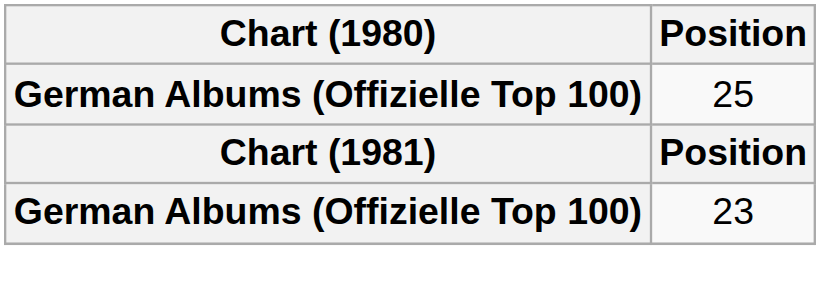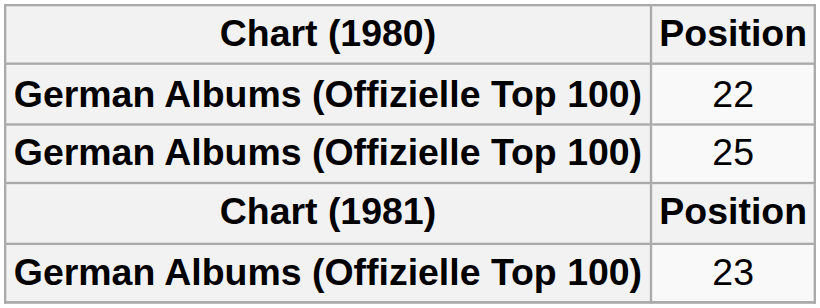+ row: (733, 93)
